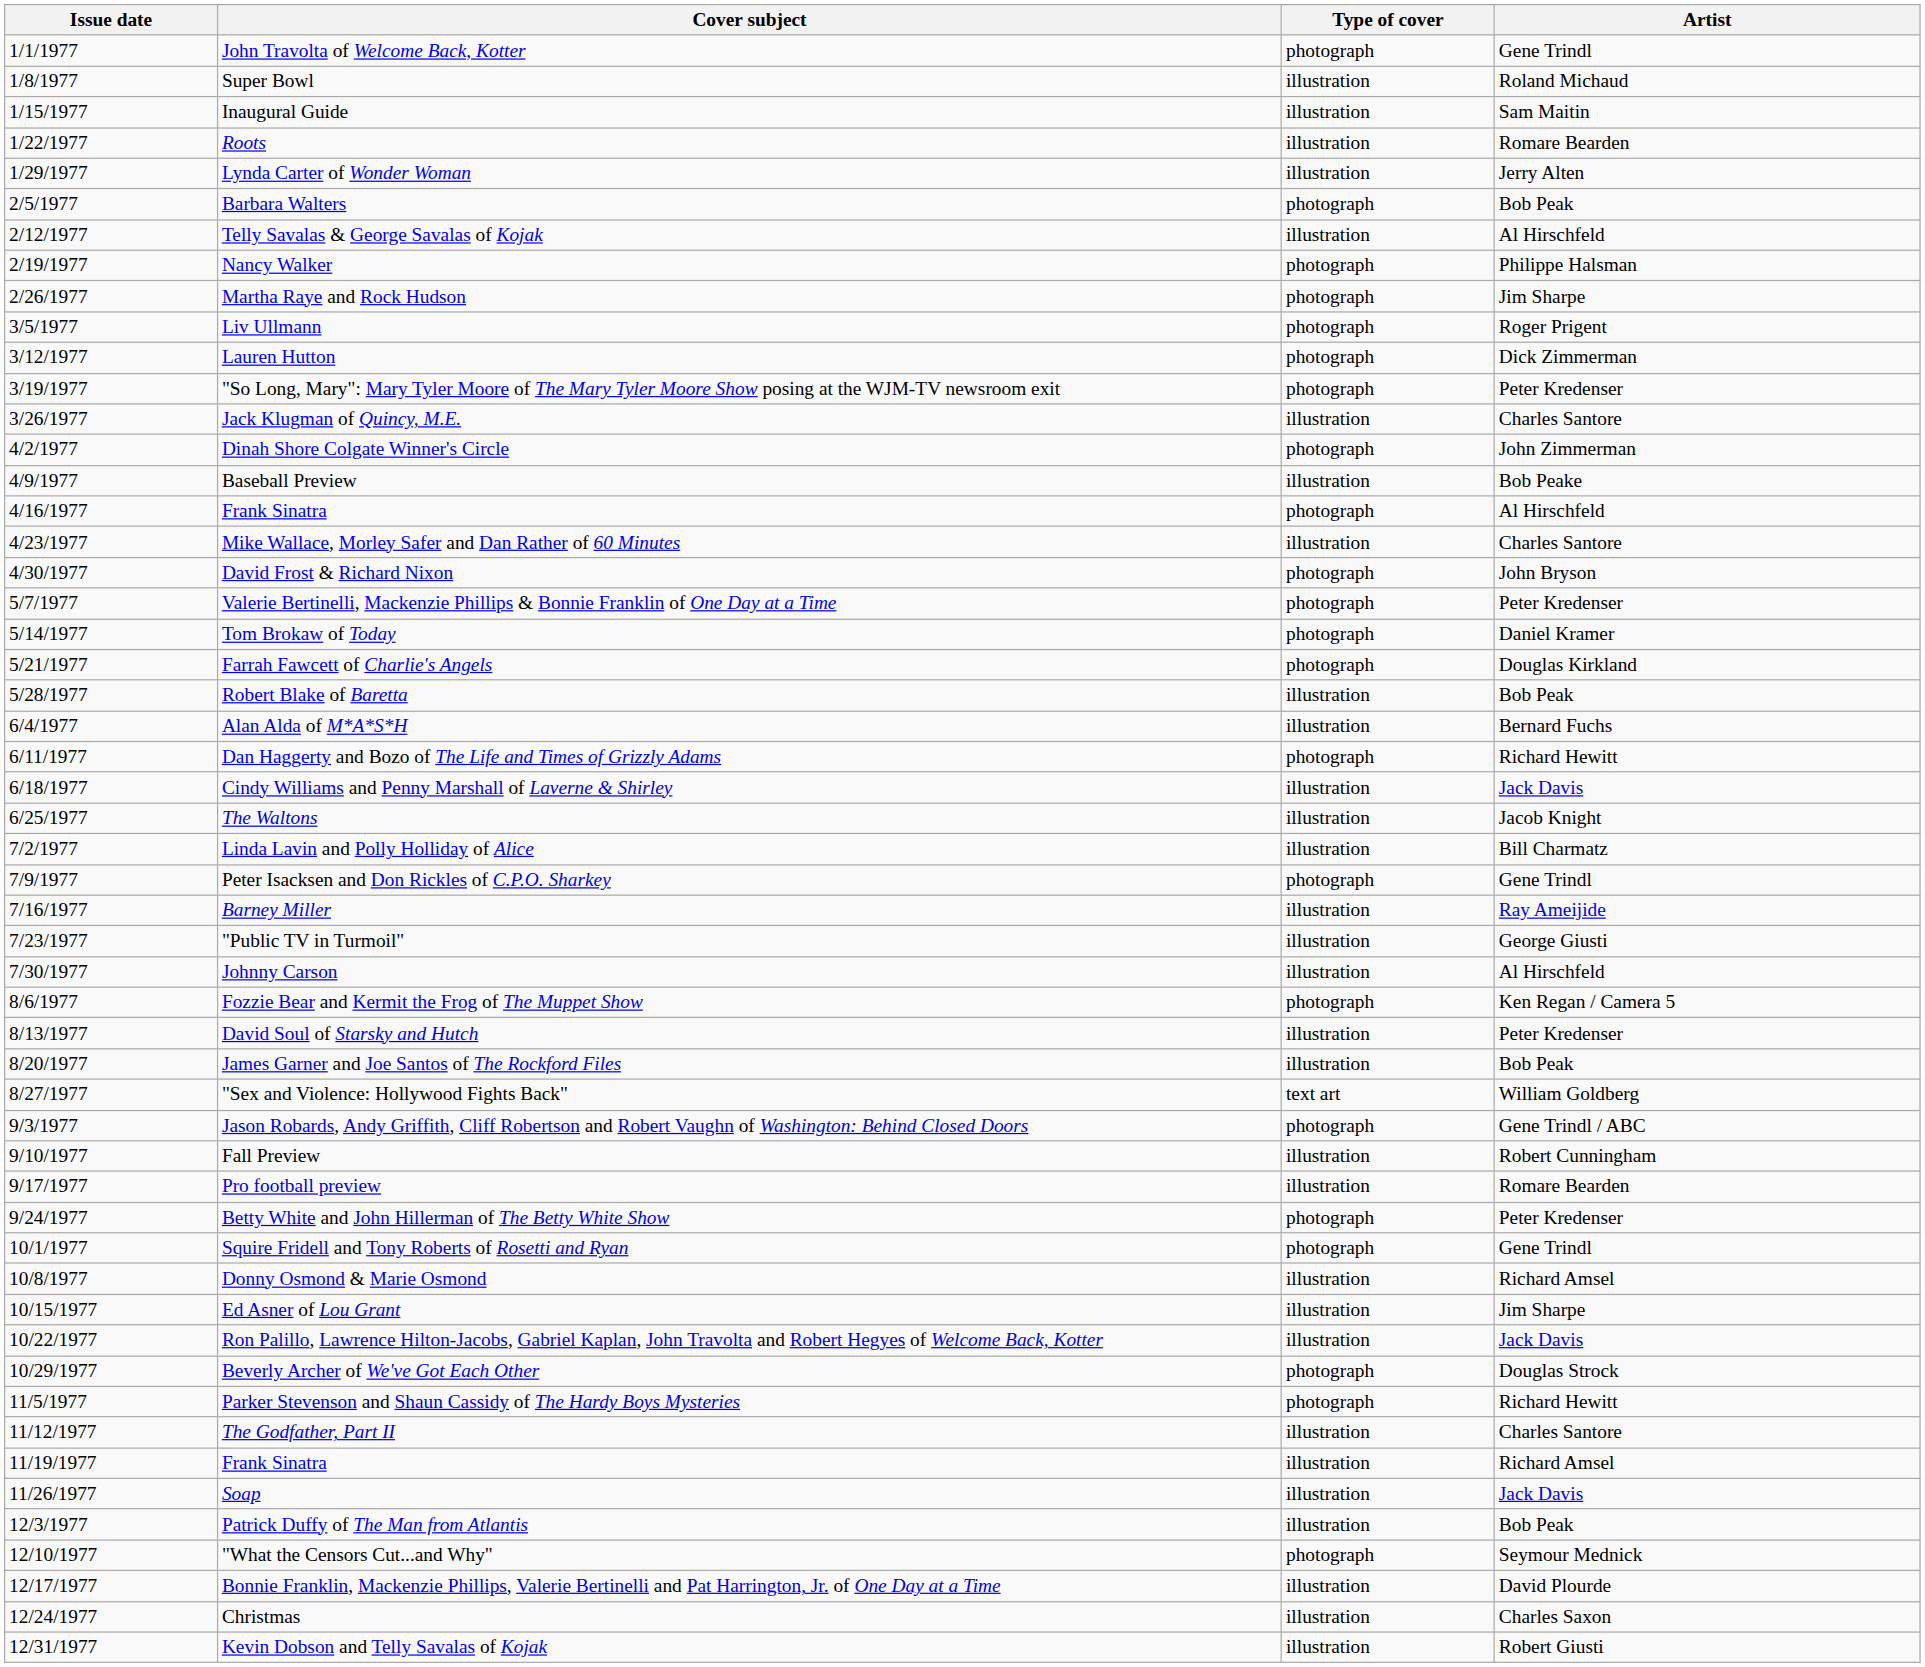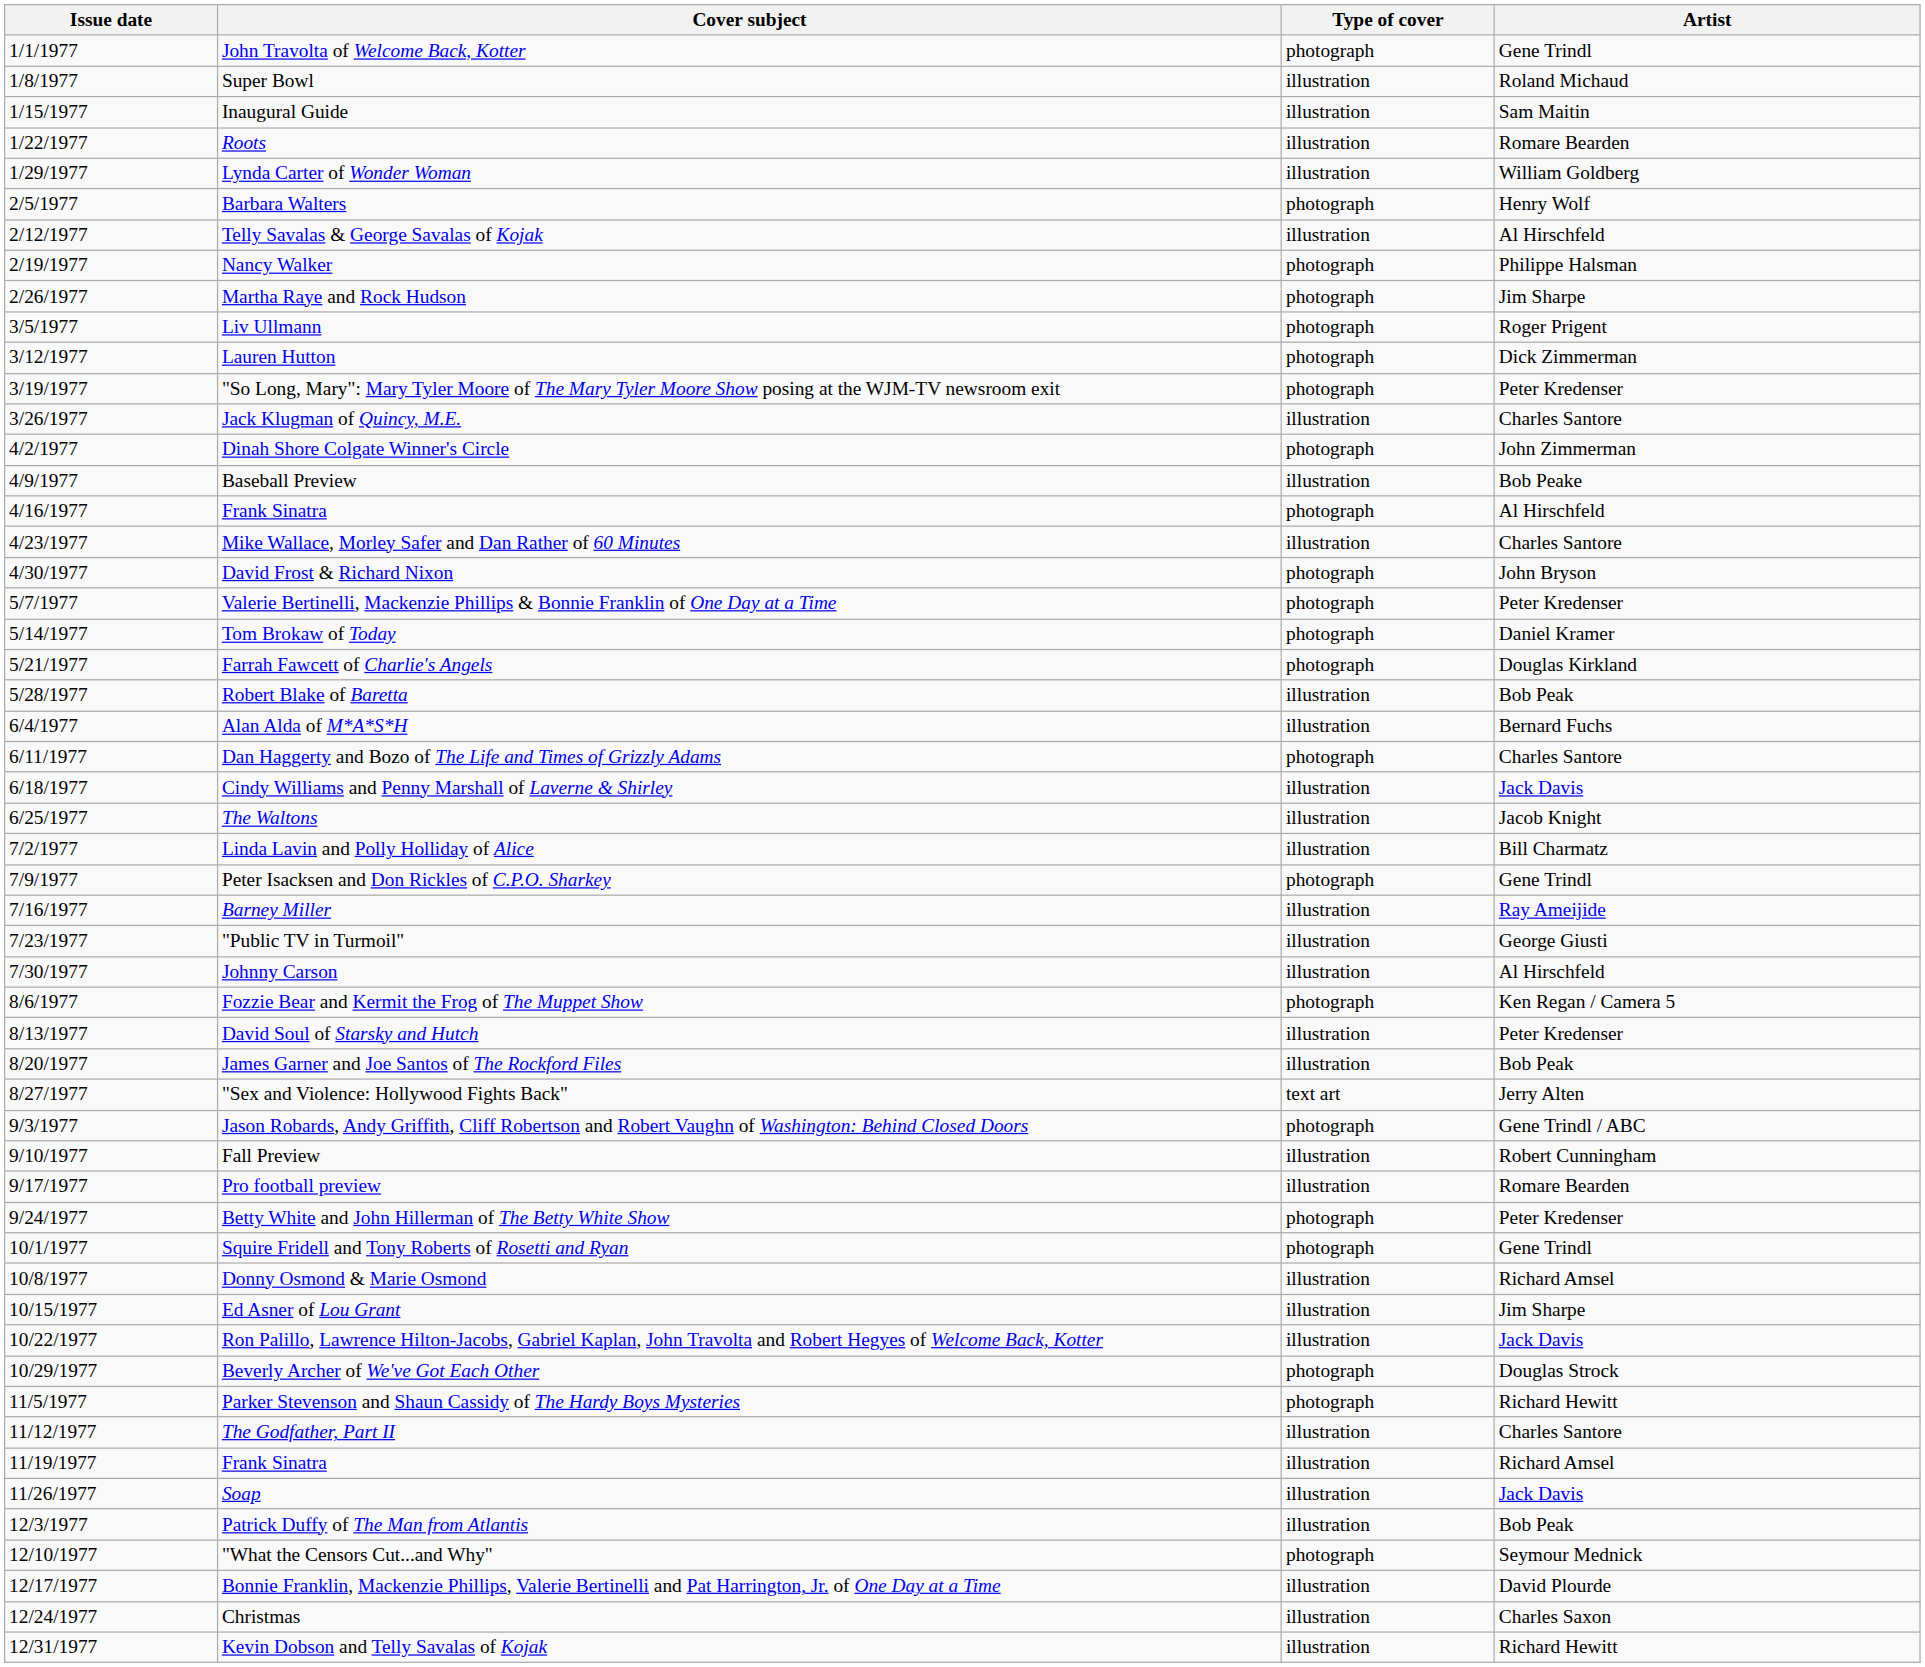(1542, 173) Jerry Alten -> (1569, 173) William Goldberg
(1536, 204) Bob Peak -> (1544, 204) Henry Wolf
(1558, 756) Richard Hewitt -> (1560, 756) Charles Santore
(1569, 1094) William Goldberg -> (1542, 1094) Jerry Alten
(1551, 1647) Robert Giusti -> (1558, 1647) Richard Hewitt
